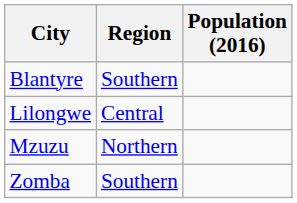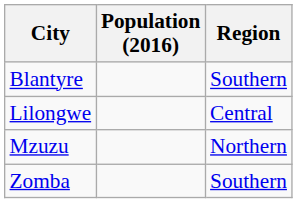columns swapped: (139, 33) <-> (237, 33)
